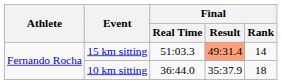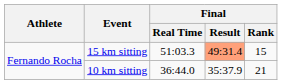(261, 51) 14 -> (261, 51) 15
(261, 70) 18 -> (261, 70) 21
